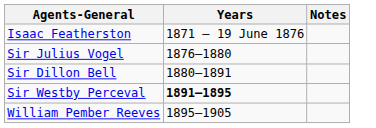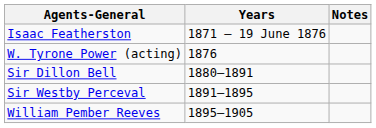+ row: (95, 54)
- row: (66, 54)
(199, 93) bold -> (221, 93) normal
